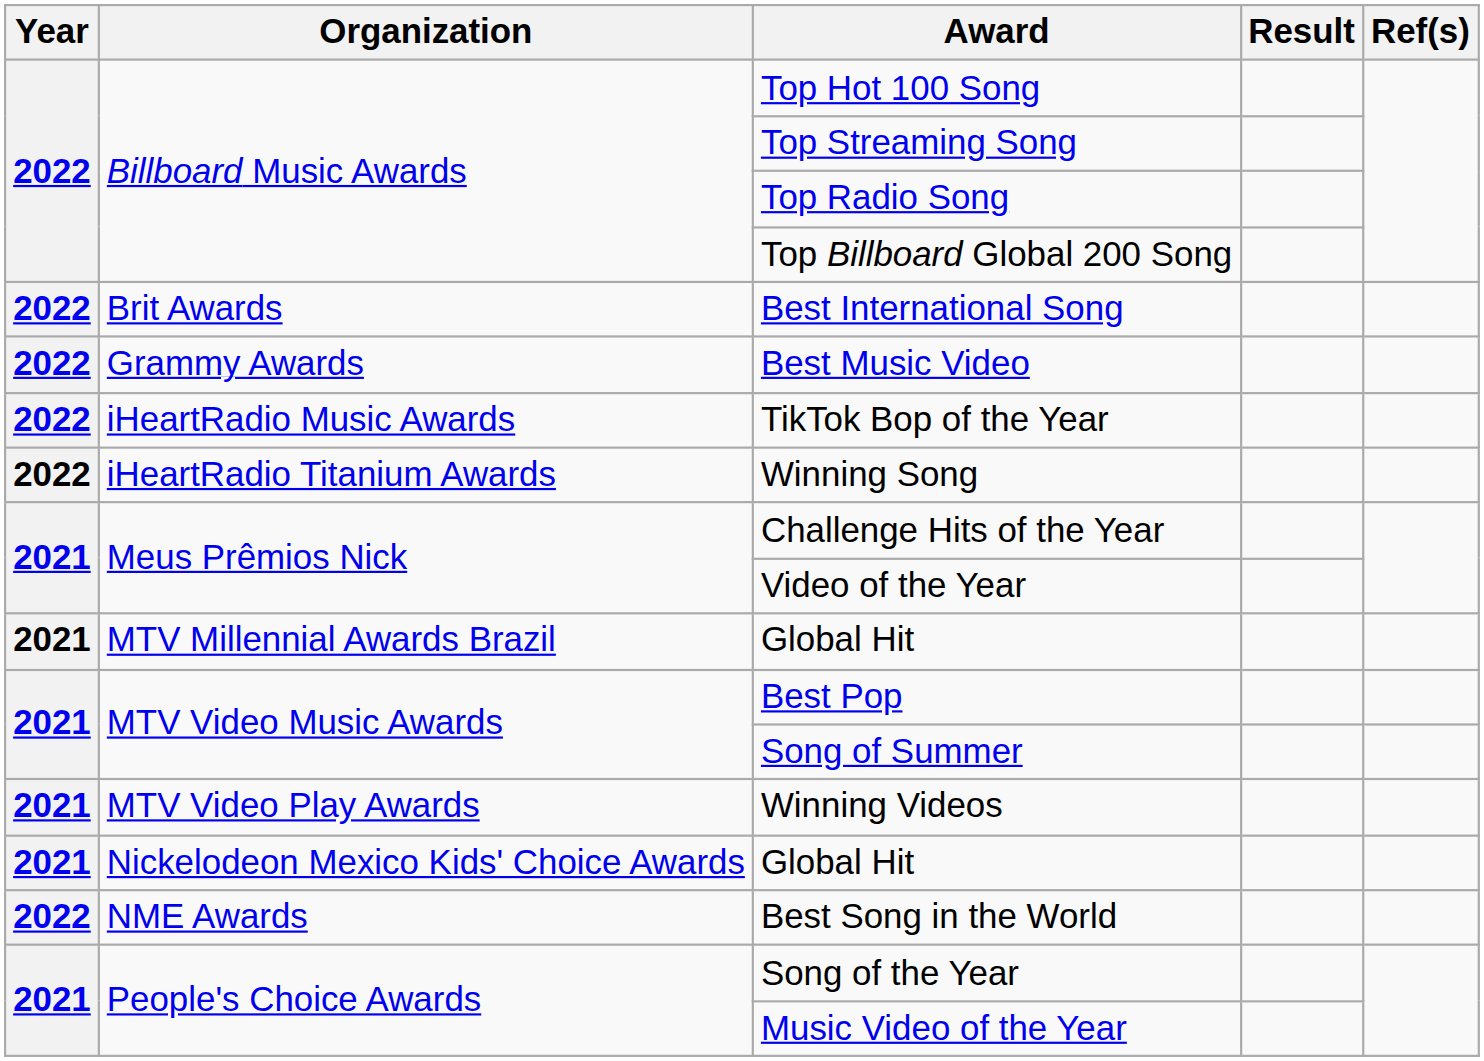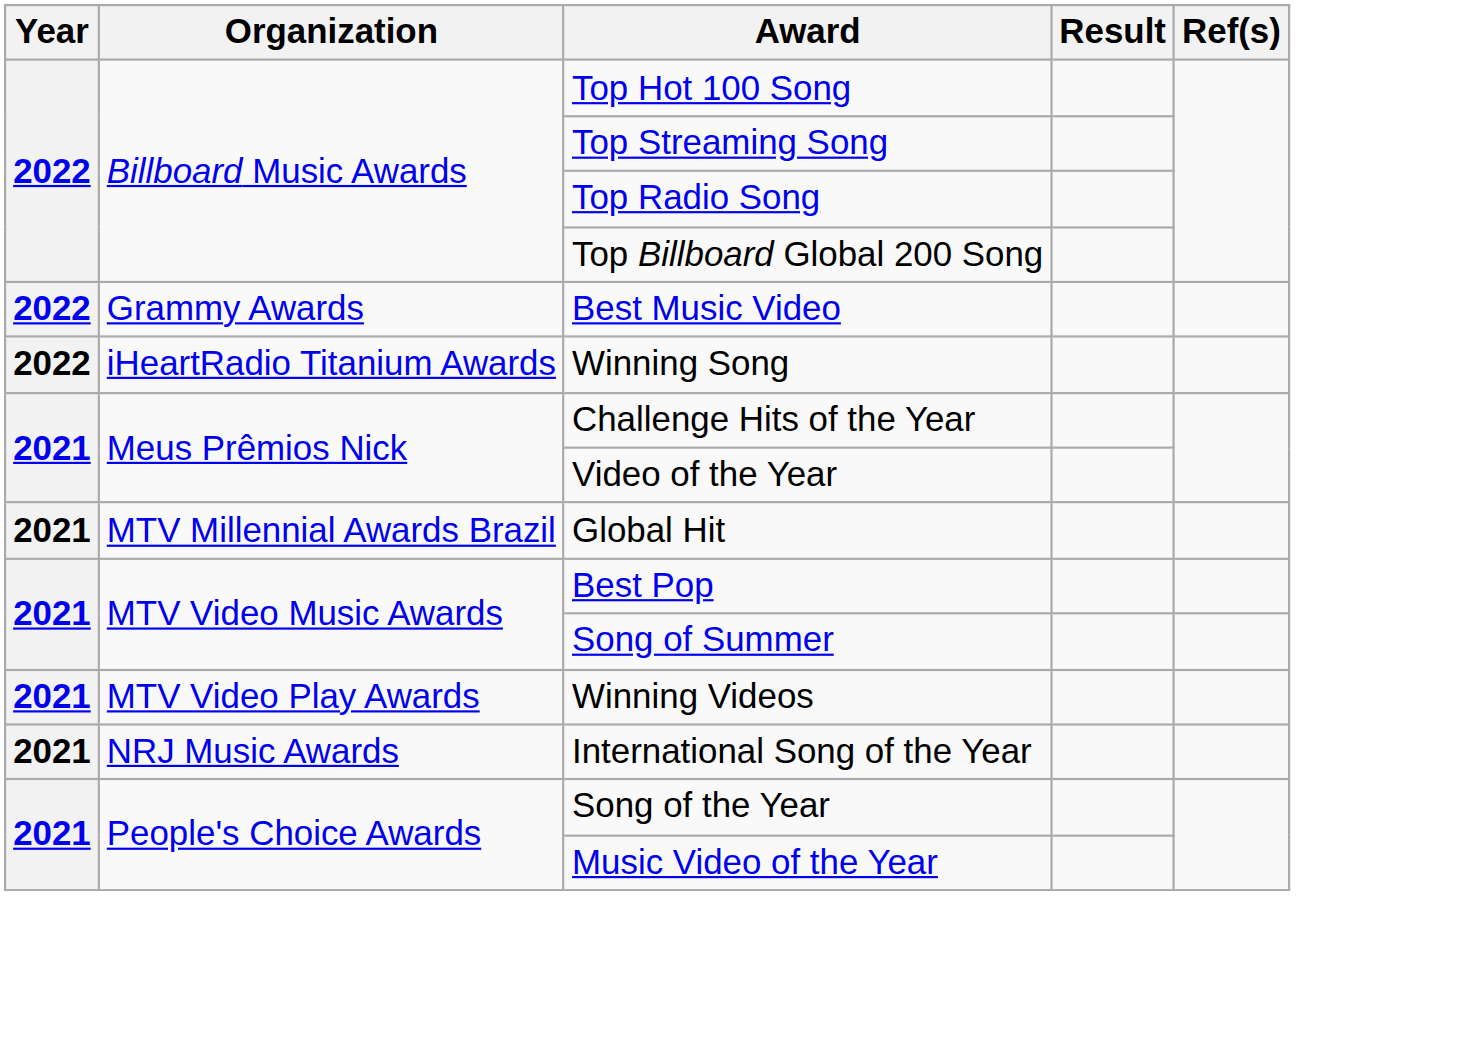- row: (195, 308)
- row: (311, 419)
- row: (426, 861)
- row: (207, 917)
+ row: (253, 751)
